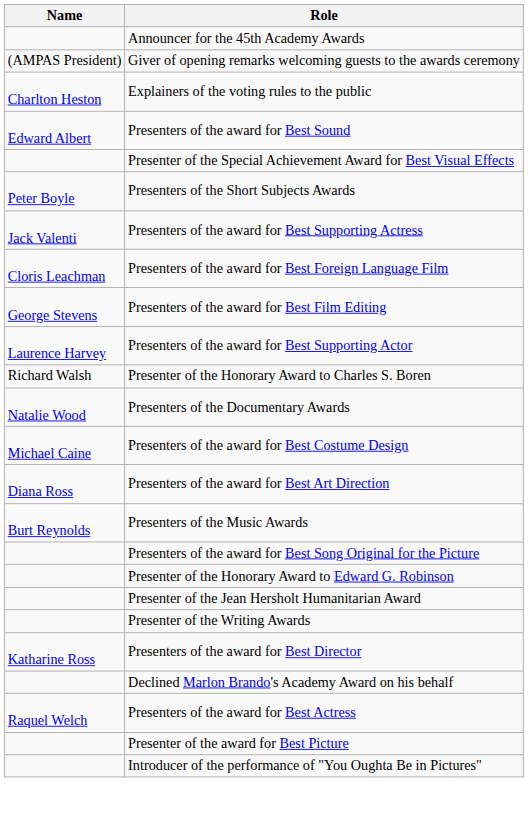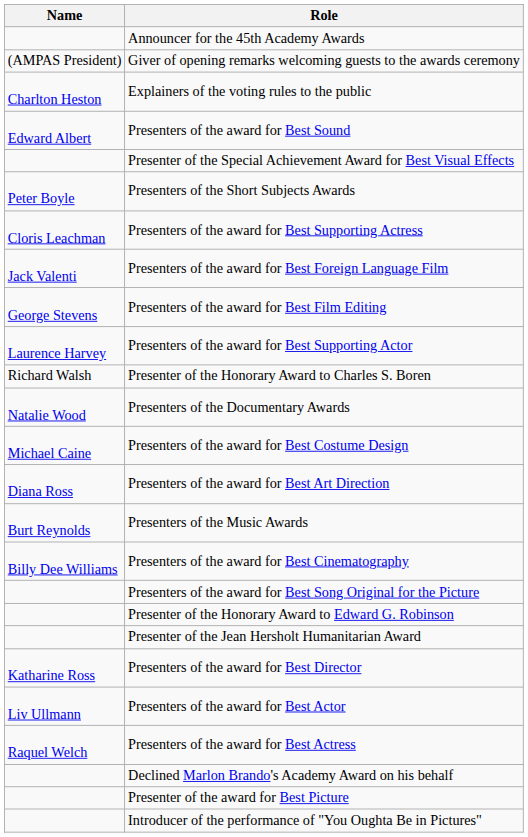(42, 237) Jack Valenti -> (57, 237) Cloris Leachman
(57, 276) Cloris Leachman -> (42, 276) Jack Valenti
+ row: (268, 561)
- row: (219, 621)
+ row: (237, 706)
rows swapped: (291, 682) <-> (242, 712)
